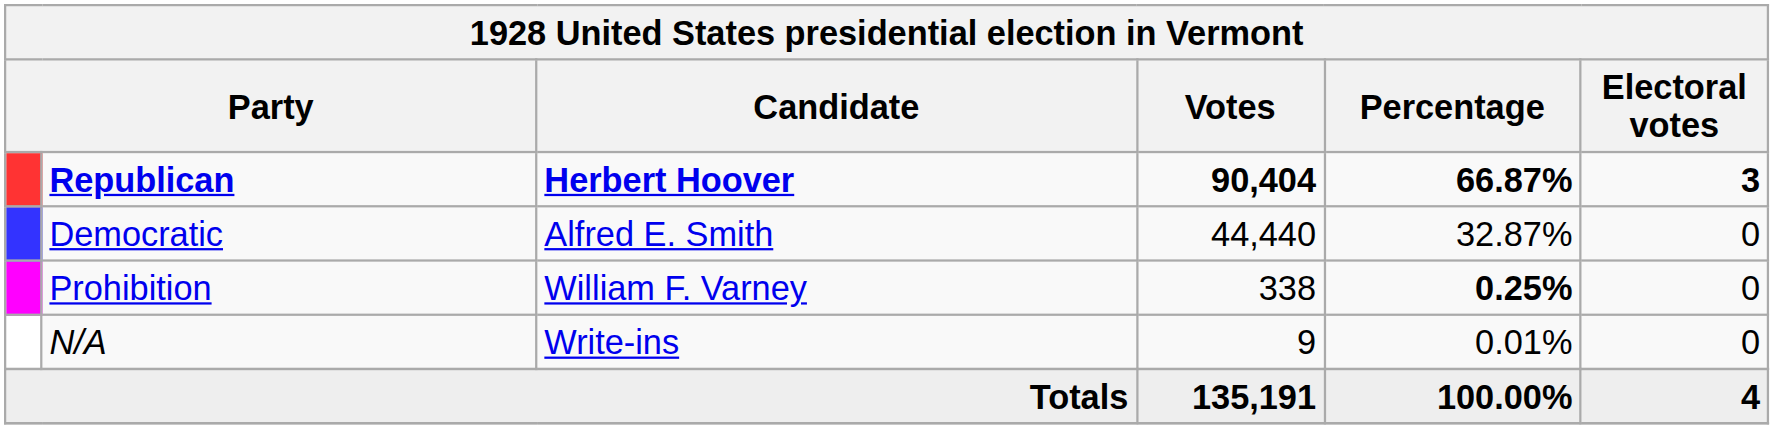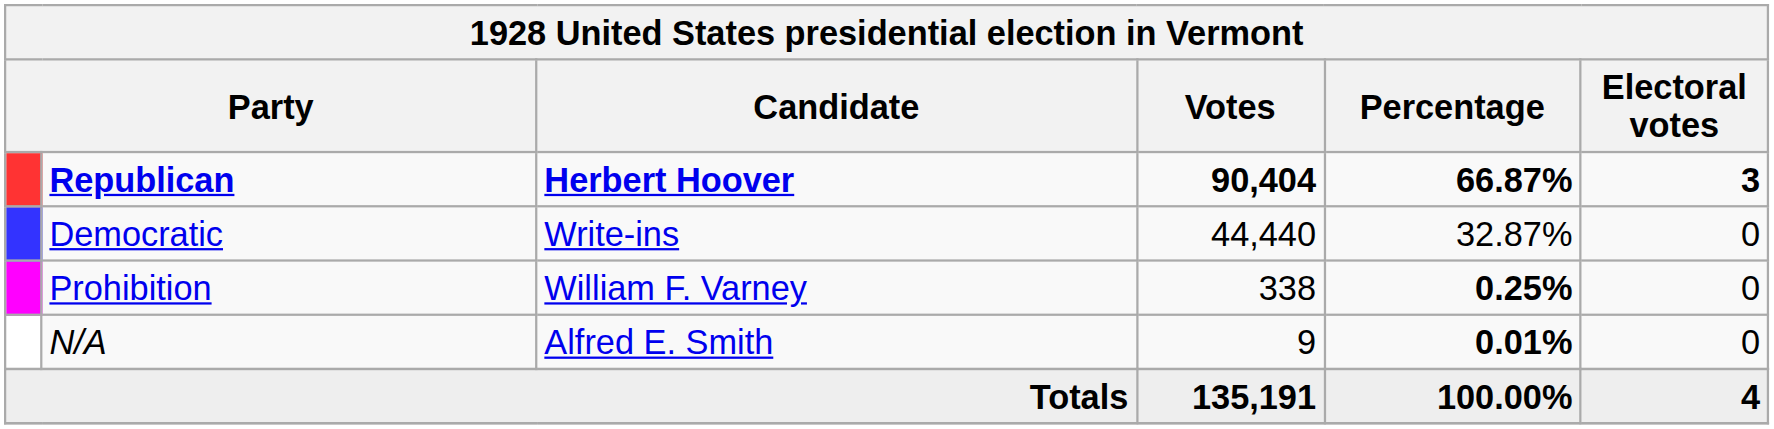(659, 234) Alfred E. Smith -> (612, 234) Write-ins
(612, 343) Write-ins -> (659, 343) Alfred E. Smith
(1524, 343) normal -> (1524, 343) bold
